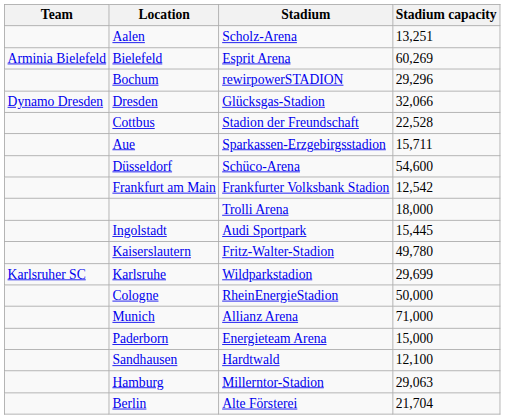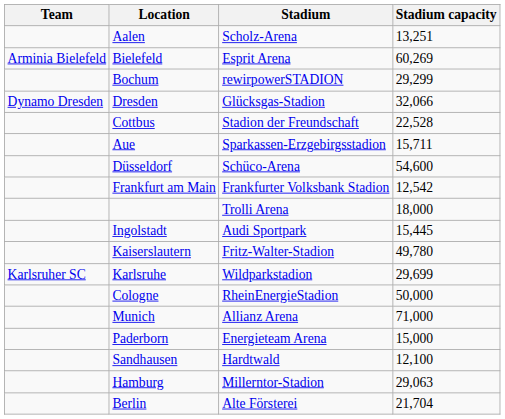(414, 79) 29,296 -> (414, 79) 29,299
